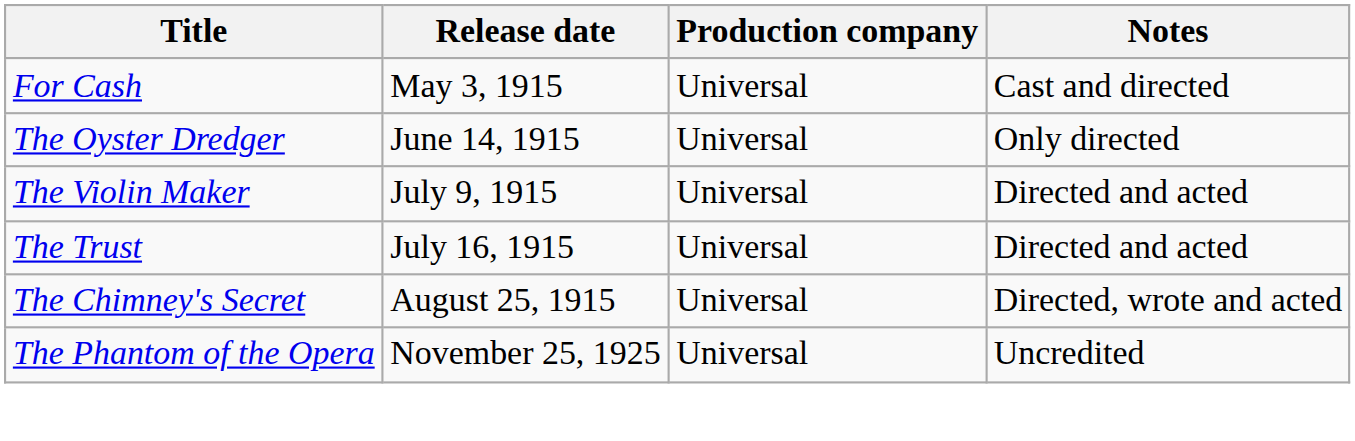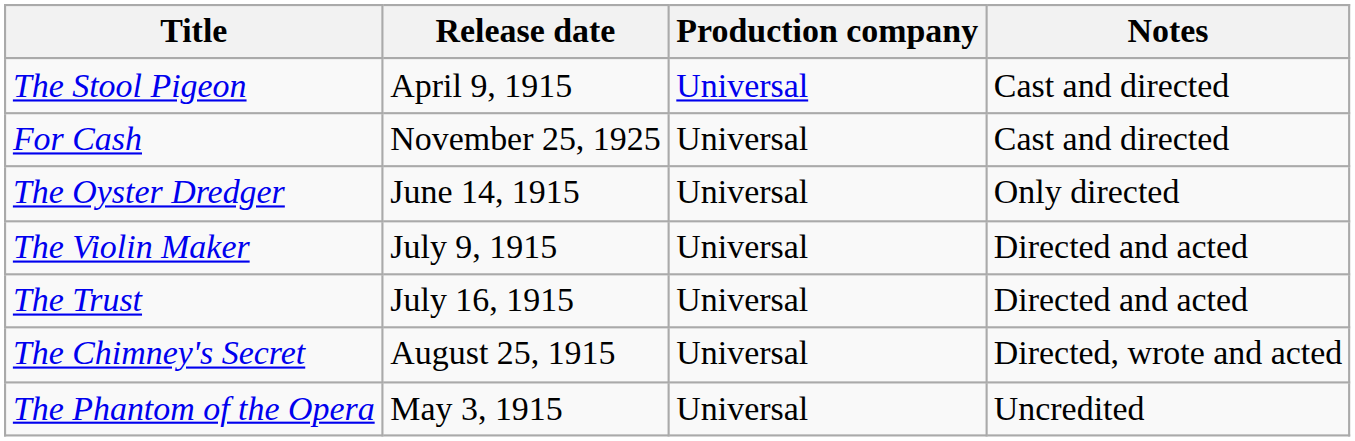+ row: (130, 85)
(477, 85) May 3, 1915 -> (525, 138) November 25, 1925
(525, 354) November 25, 1925 -> (477, 407) May 3, 1915
